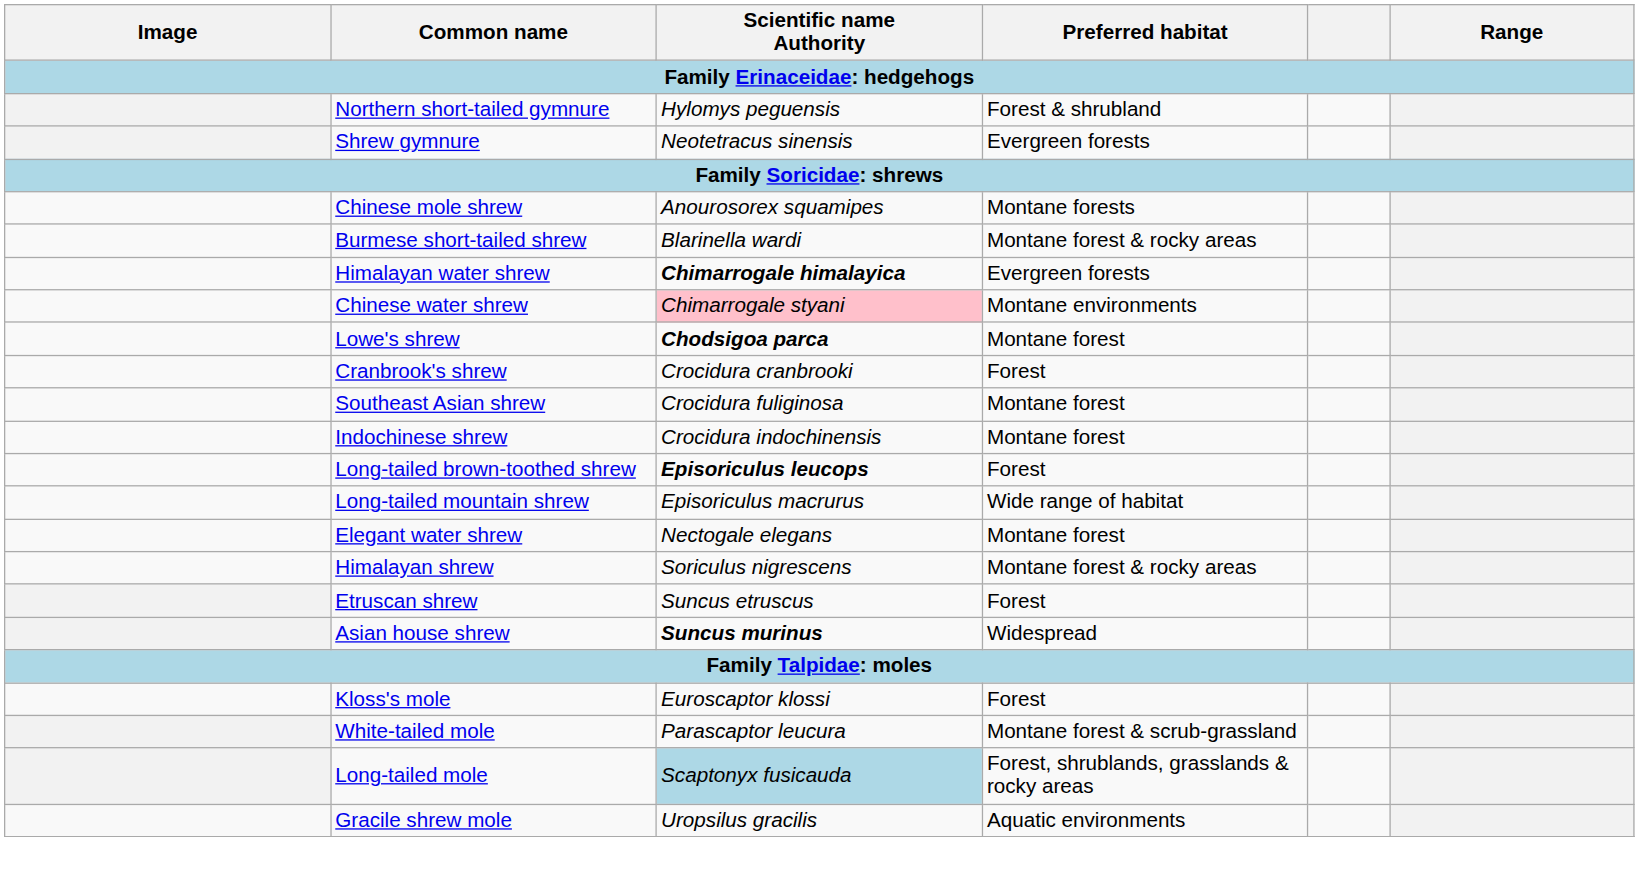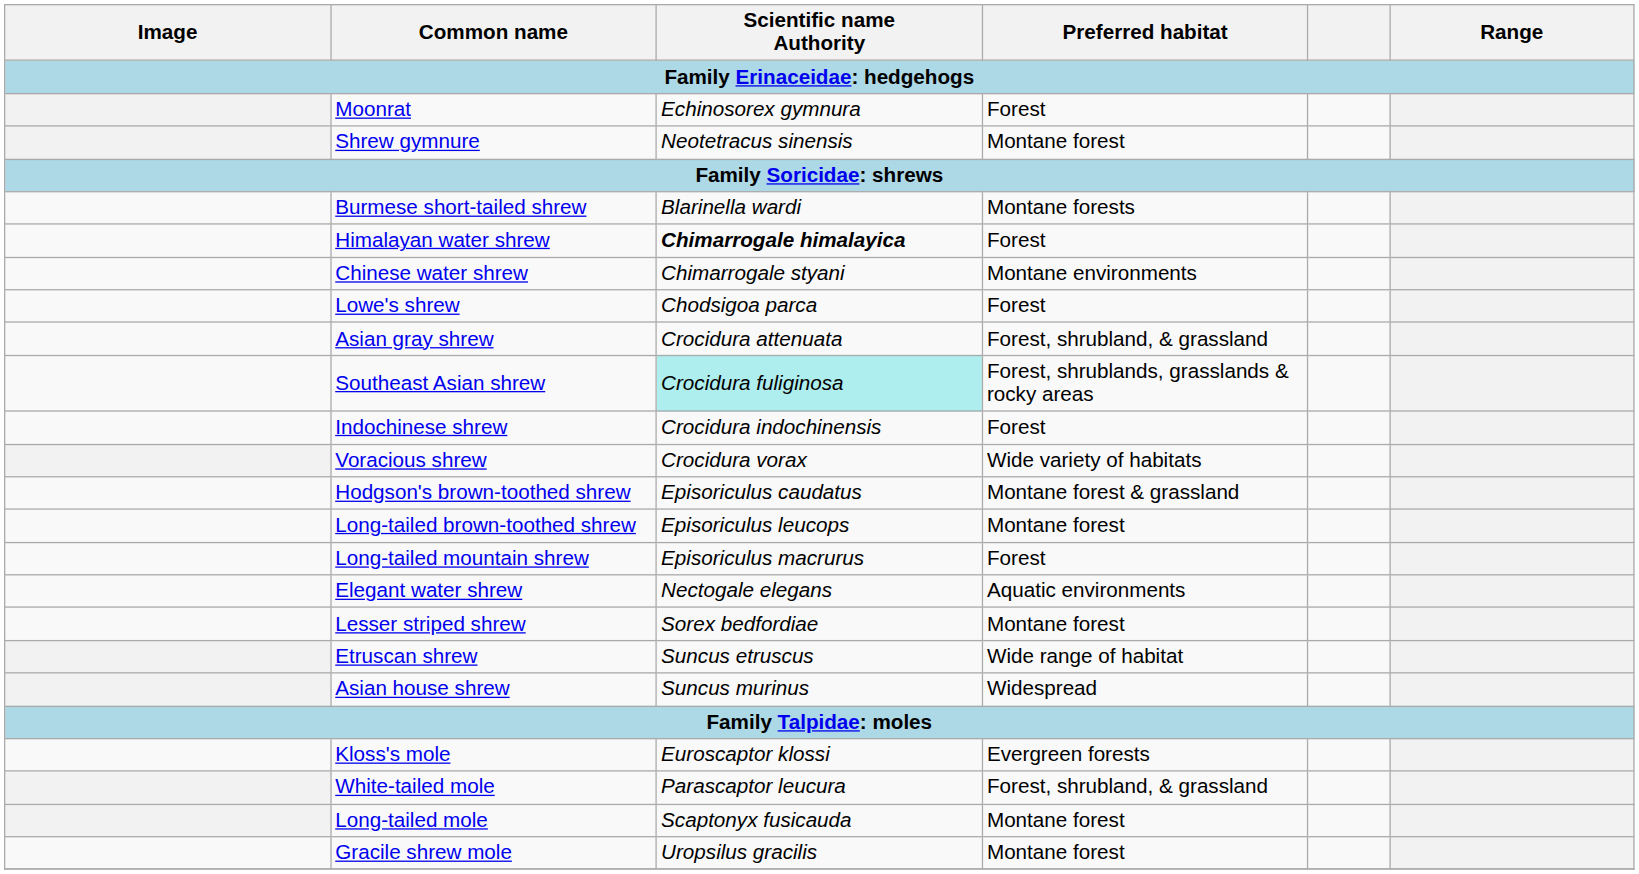+ row: (373, 109)
- row: (472, 109)
(1068, 142) Evergreen forests -> (1056, 142) Montane forest
- row: (429, 207)
(1122, 240) Montane forest & rocky areas -> (1061, 207) Montane forests
(1068, 273) Evergreen forests -> (1016, 240) Forest
(753, 305) pink background -> (753, 273) no background
(745, 338) bold -> (739, 305) normal
(1056, 338) Montane forest -> (1016, 305) Forest
+ row: (414, 338)
- row: (421, 371)
(752, 404) no background -> (752, 383) paleturquoise background
(1056, 404) Montane forest -> (1138, 383) Forest, shrublands, grasslands & rocky areas
(1056, 436) Montane forest -> (1016, 427) Forest
+ row: (411, 460)
+ row: (483, 492)
(765, 469) bold -> (755, 525) normal
(1016, 469) Forest -> (1056, 525) Montane forest
(1085, 502) Wide range of habitat -> (1016, 558) Forest
(1056, 535) Montane forest -> (1086, 591) Aquatic environments
+ row: (430, 623)
- row: (414, 567)
(1016, 600) Forest -> (1085, 656) Wide range of habitat
(742, 633) bold -> (735, 689) normal
(1016, 698) Forest -> (1068, 754) Evergreen forests
(1142, 731) Montane forest & scrub-grassland -> (1127, 787) Forest, shrubland, & grassland
(756, 775) lightblue background -> (756, 820) no background
(1138, 775) Forest, shrublands, grasslands & rocky areas -> (1056, 820) Montane forest
(1086, 820) Aquatic environments -> (1056, 852) Montane forest
